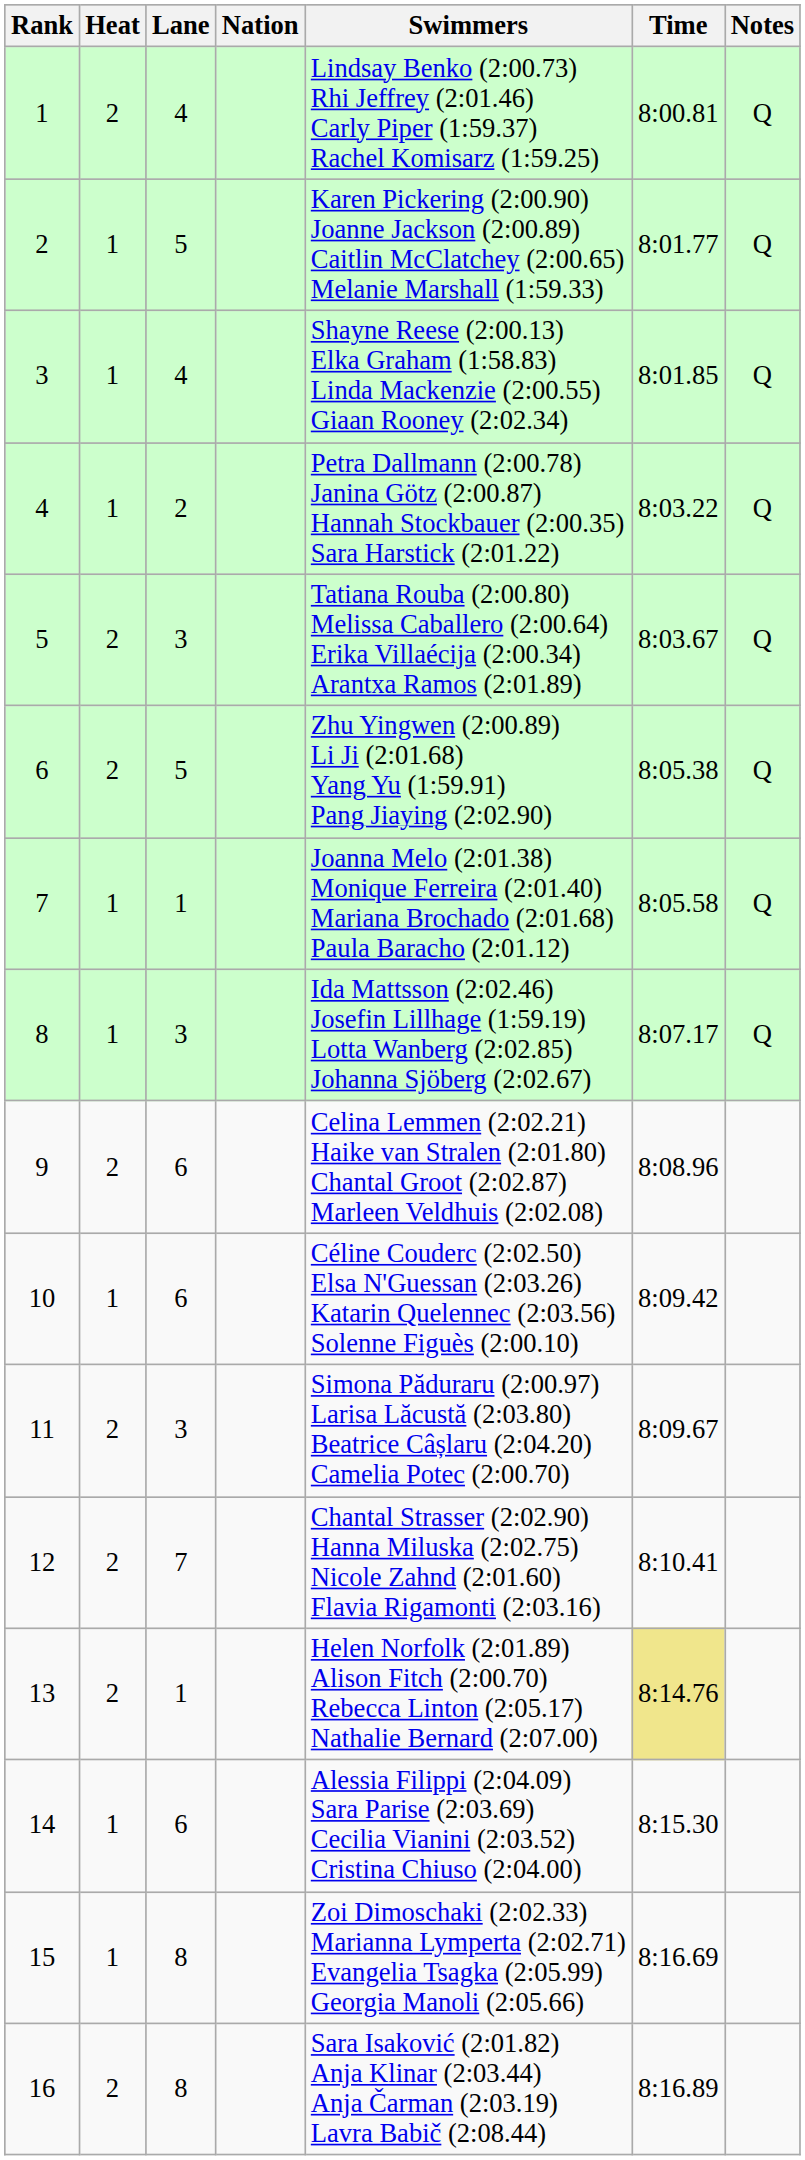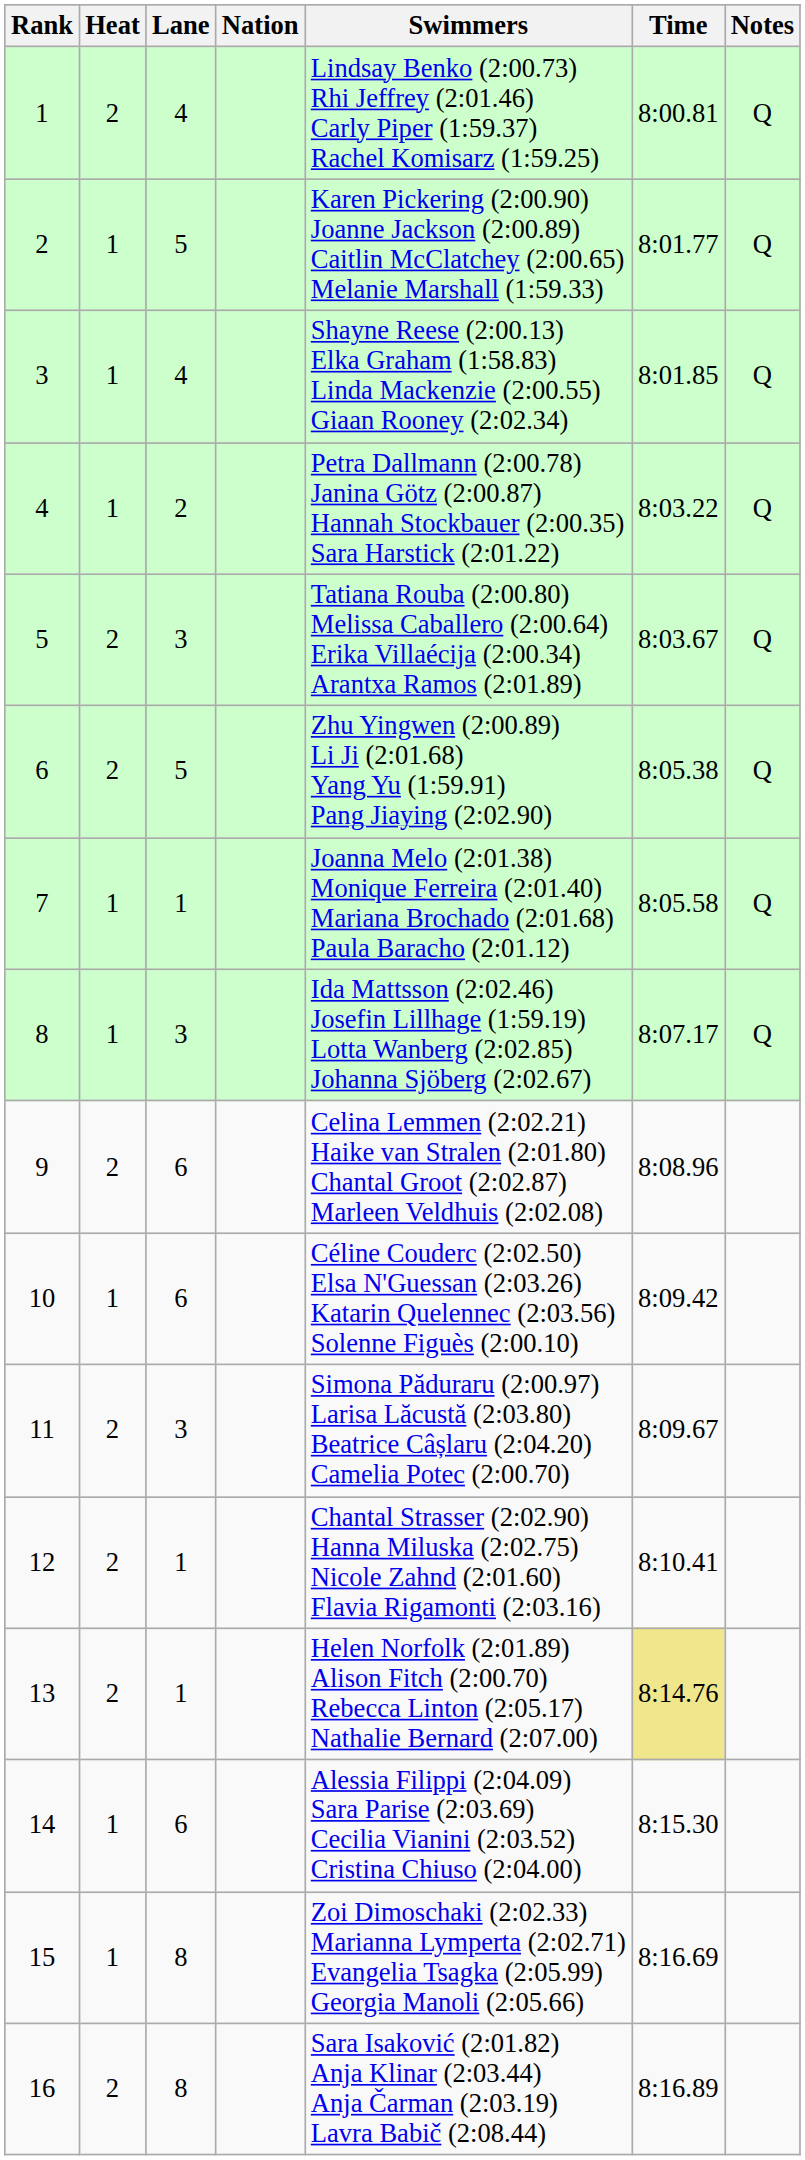(181, 1561) 7 -> (181, 1561) 1
